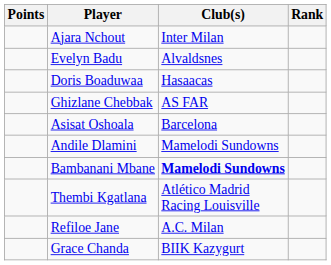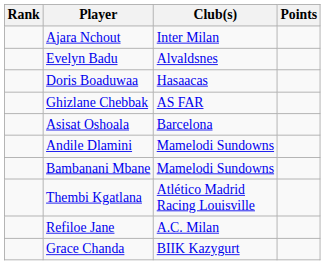columns swapped: (307, 15) <-> (26, 15)
(223, 168) bold -> (215, 168) normal
